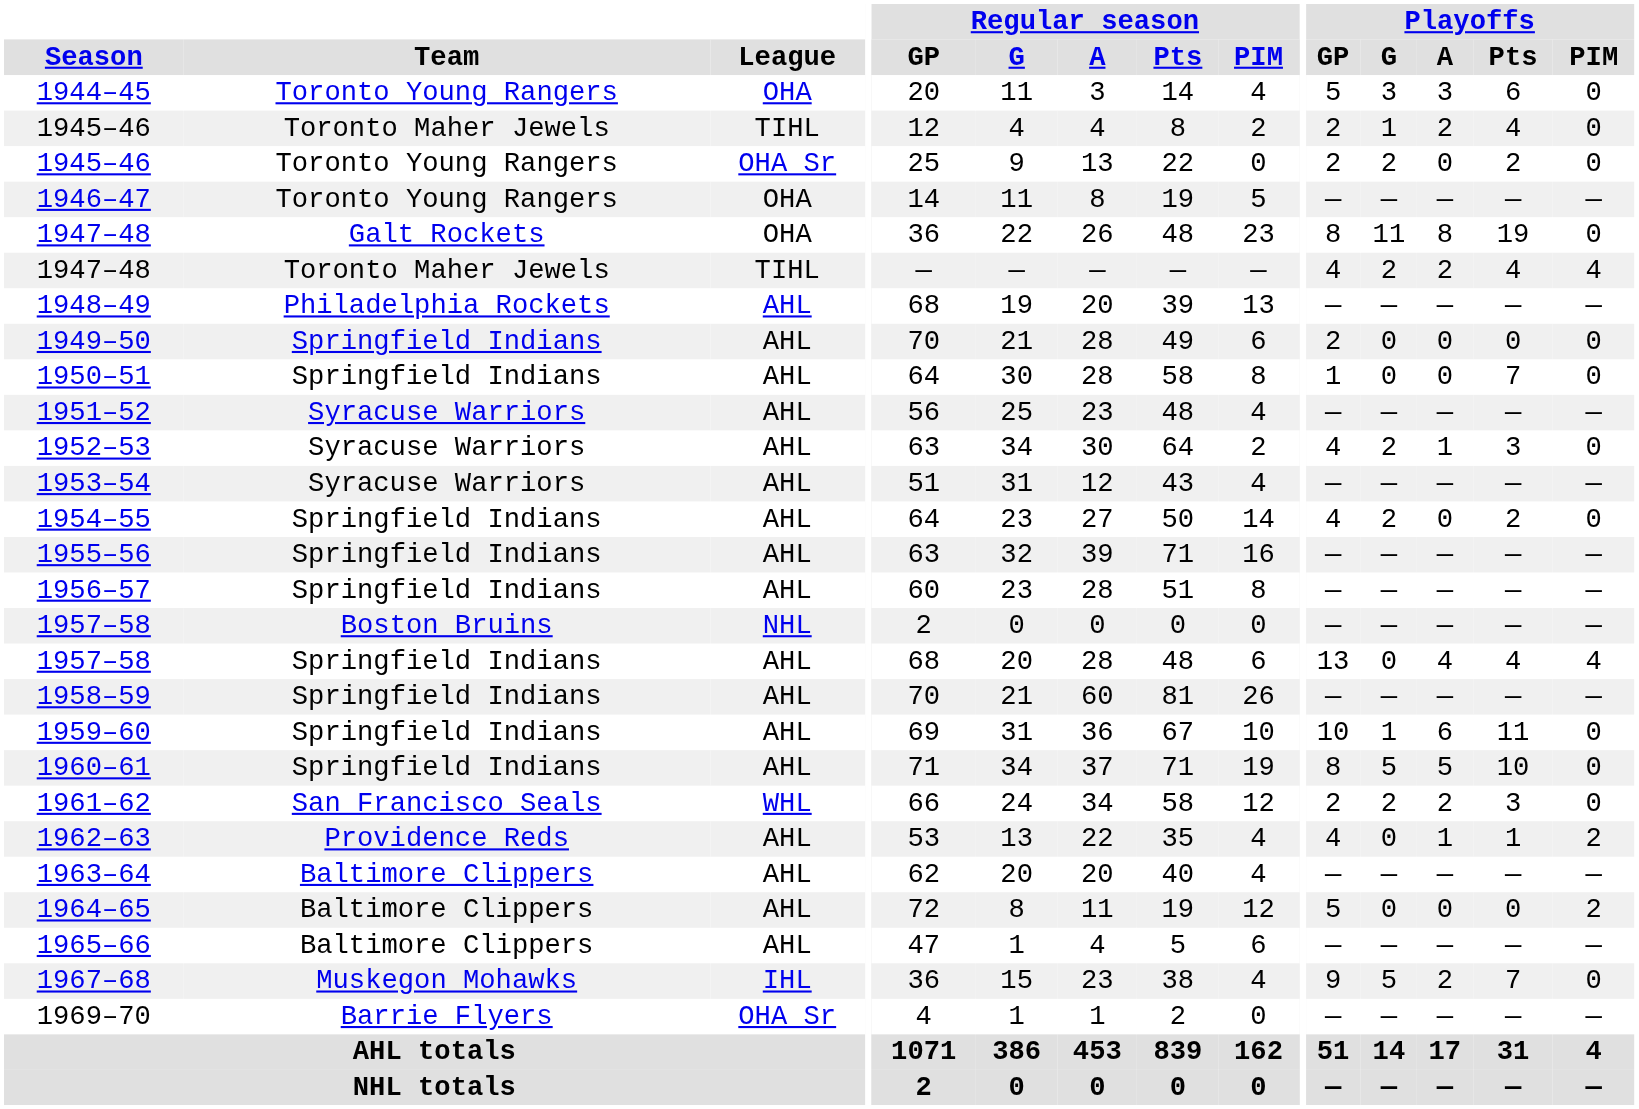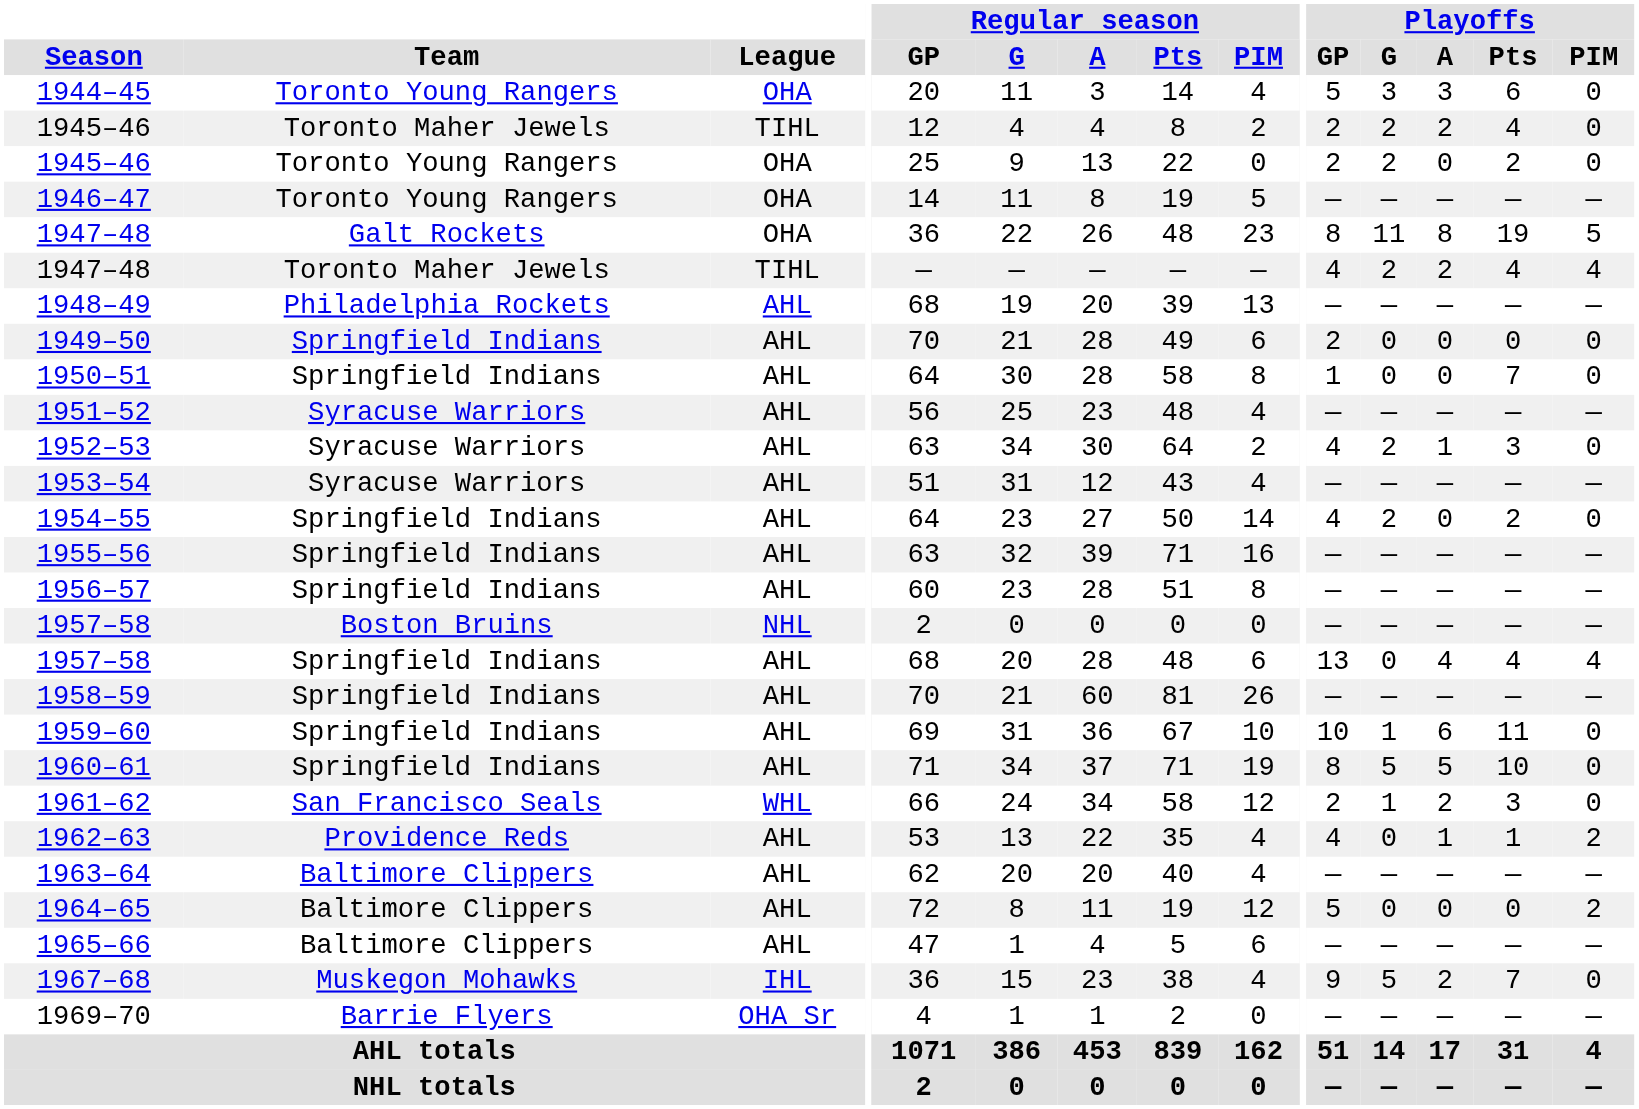(1389, 128) 1 -> (1389, 128) 2
(787, 164) OHA Sr -> (787, 164) OHA
(1594, 235) 0 -> (1594, 235) 5
(1389, 803) 2 -> (1389, 803) 1
